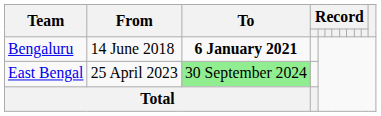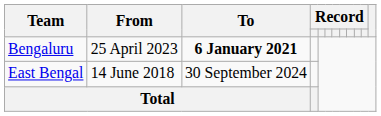(132, 49) 14 June 2018 -> (134, 49) 25 April 2023
(134, 73) 25 April 2023 -> (132, 73) 14 June 2018
(246, 73) lightgreen background -> (246, 73) no background
